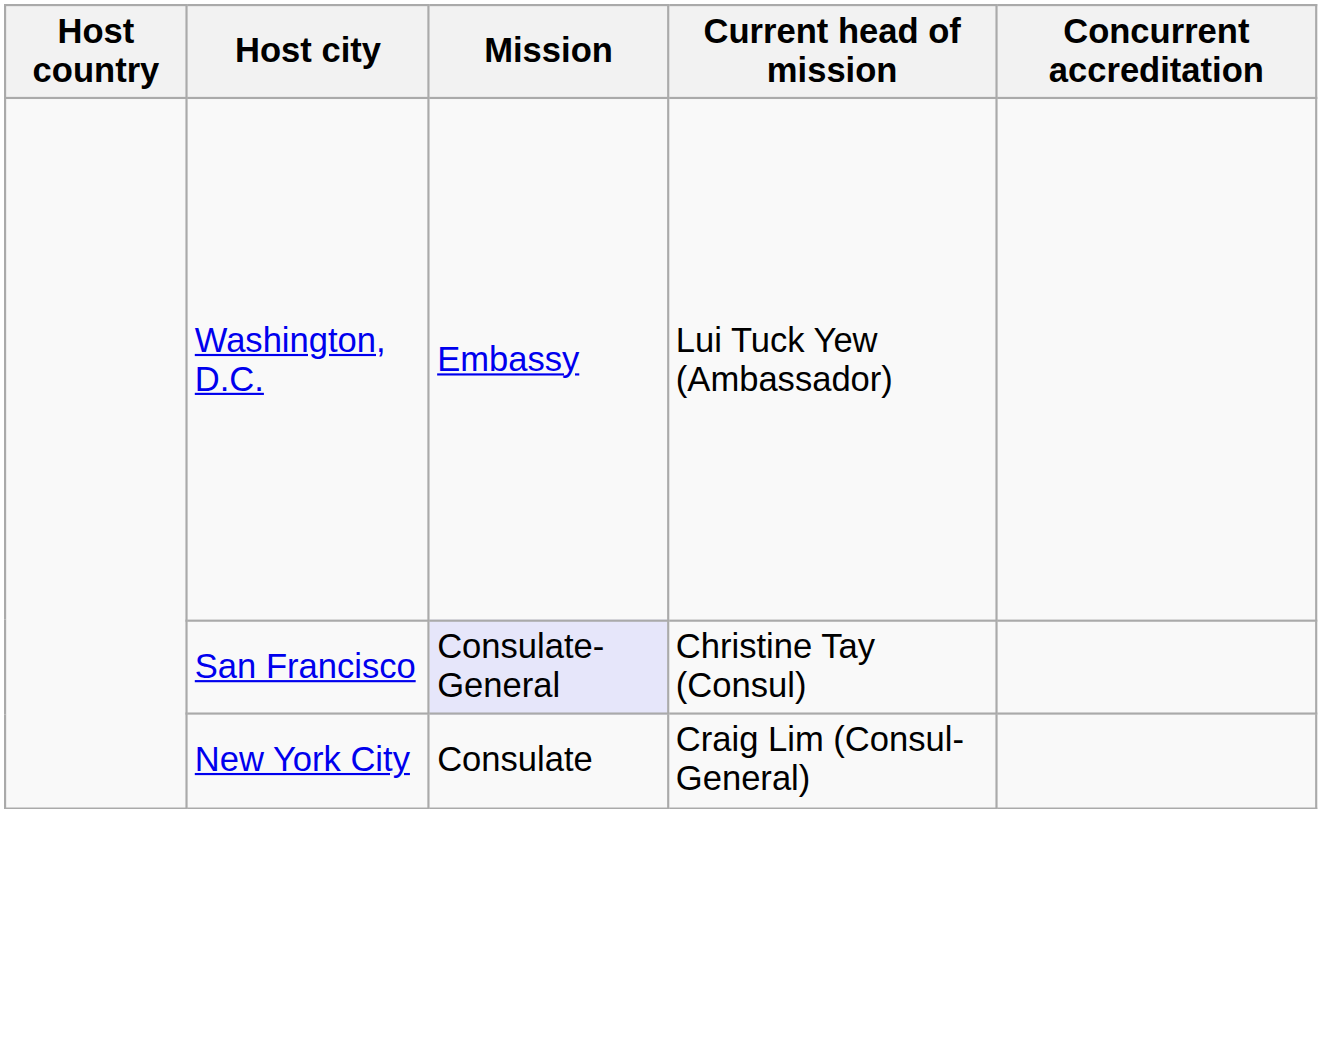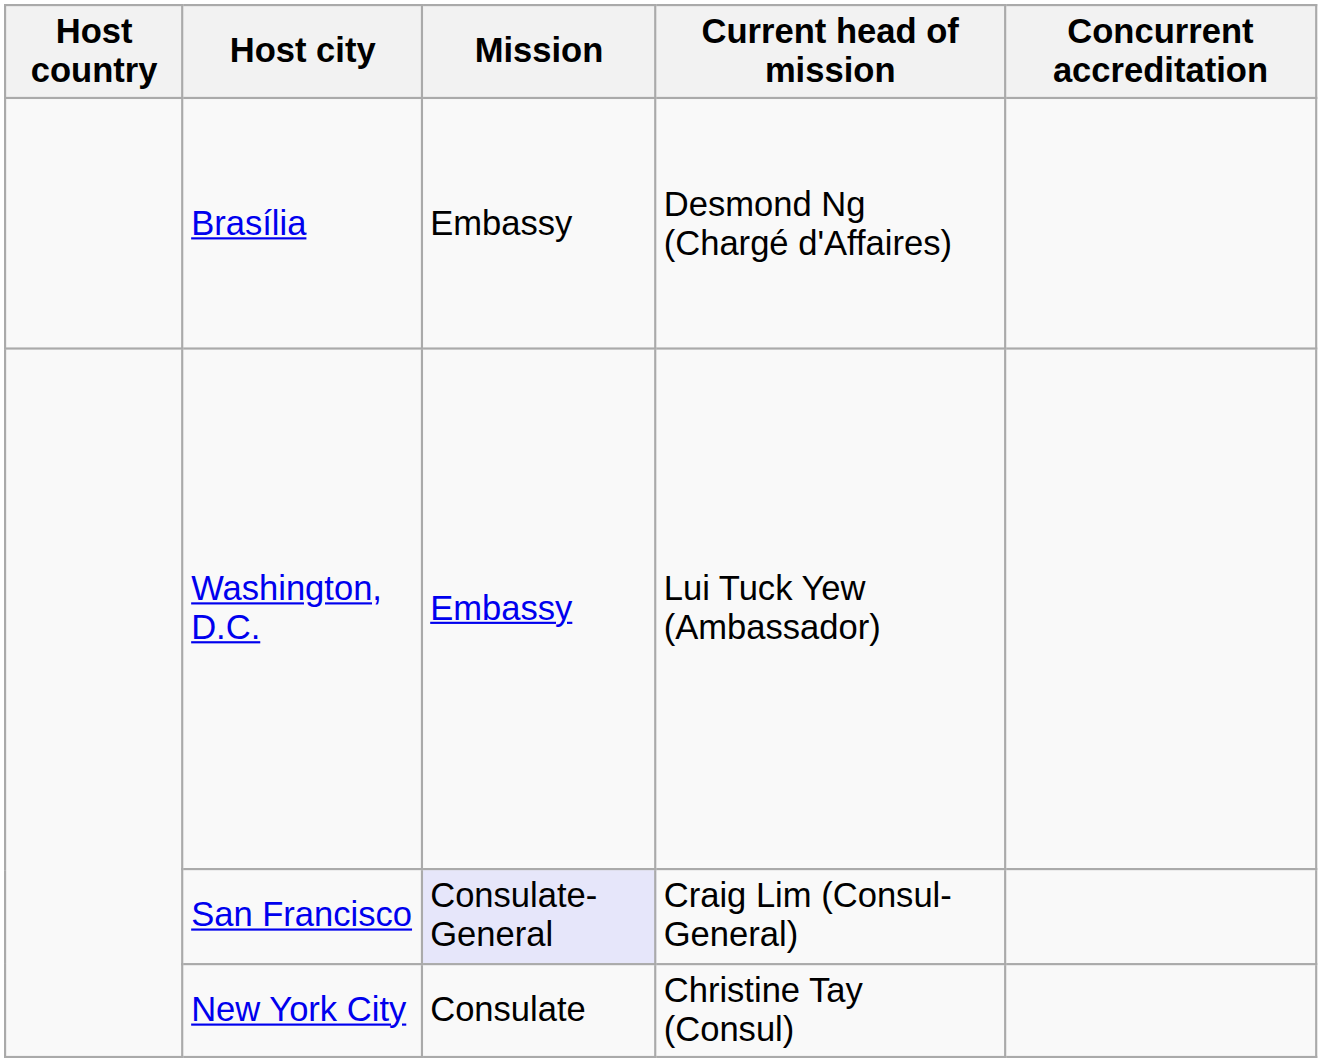+ row: (249, 222)
(775, 666) Christine Tay (Consul) -> (808, 915) Craig Lim (Consul-General)
(820, 760) Craig Lim (Consul-General) -> (763, 1009) Christine Tay (Consul)
